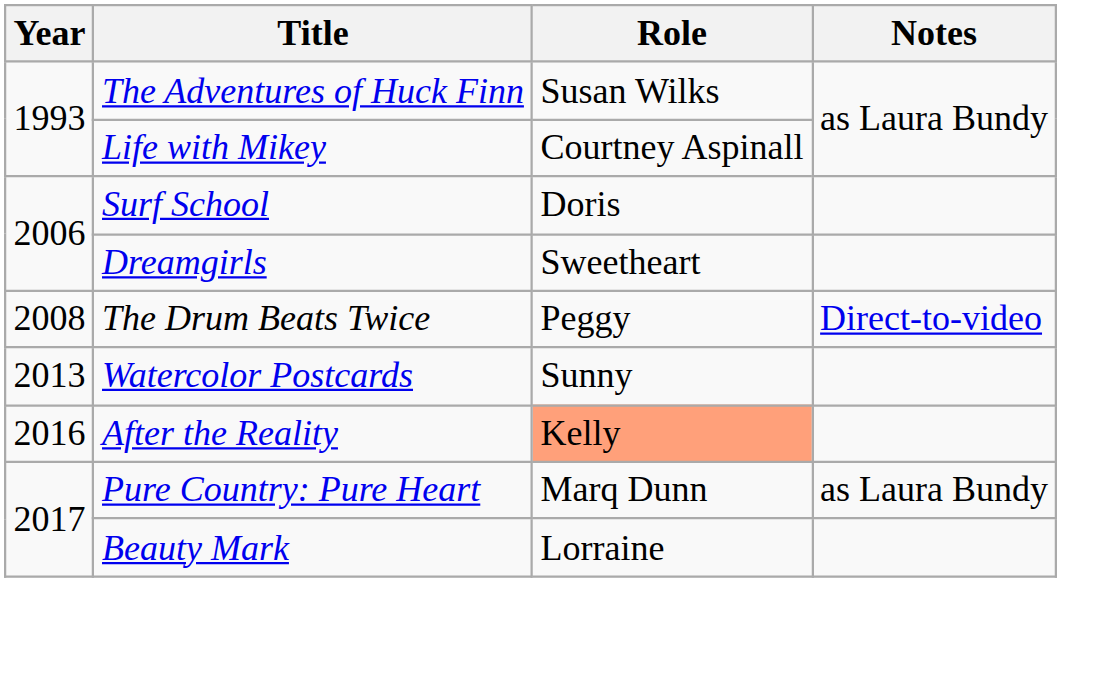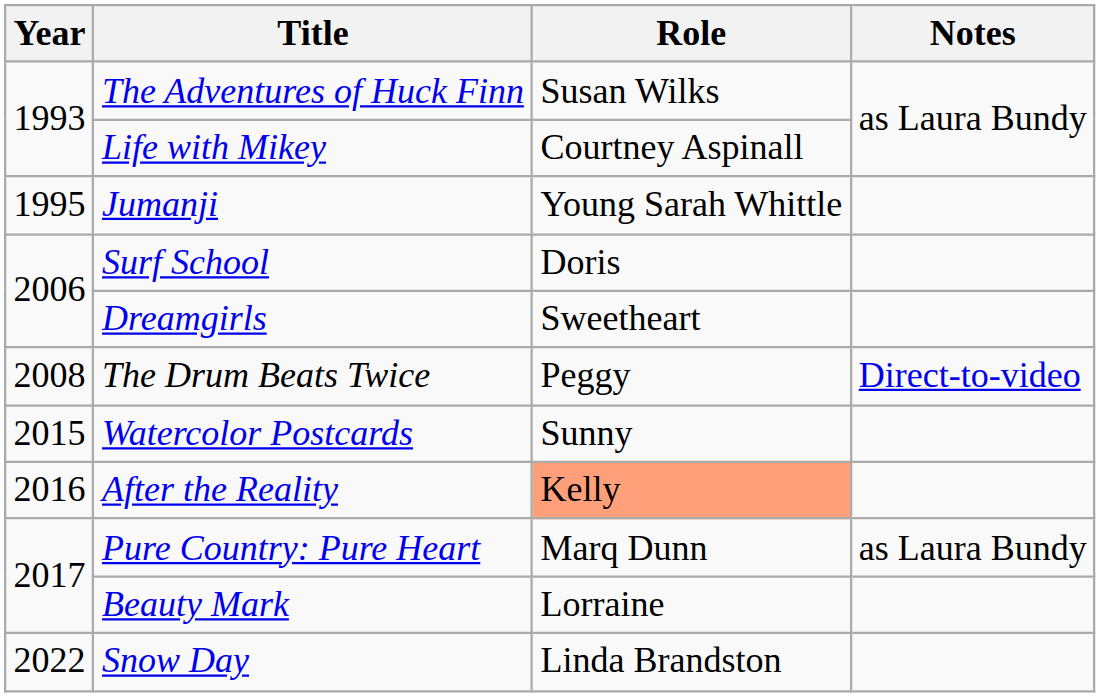+ row: (160, 204)
(49, 375) 2013 -> (49, 432) 2015
+ row: (176, 661)
